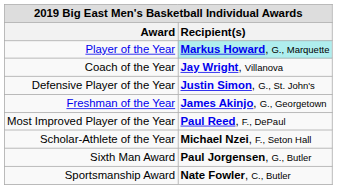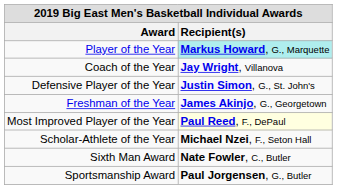(233, 122) no background -> (233, 122) lightyellow background
(246, 158) Paul Jorgensen, G., Butler -> (236, 158) Nate Fowler, C., Butler
(236, 176) Nate Fowler, C., Butler -> (246, 176) Paul Jorgensen, G., Butler
